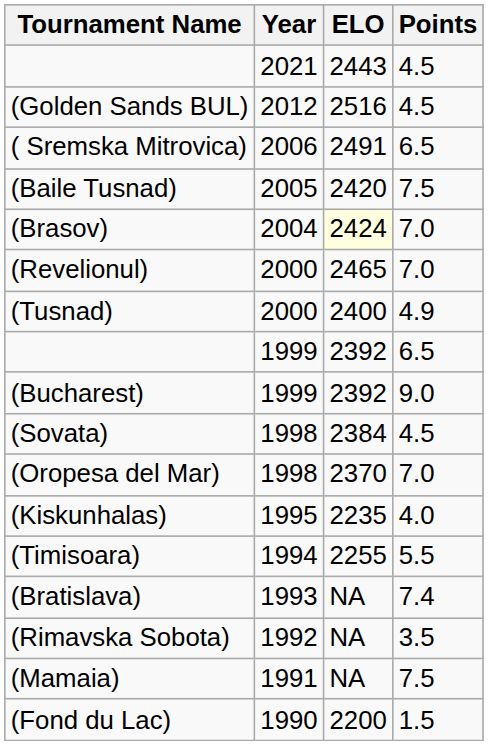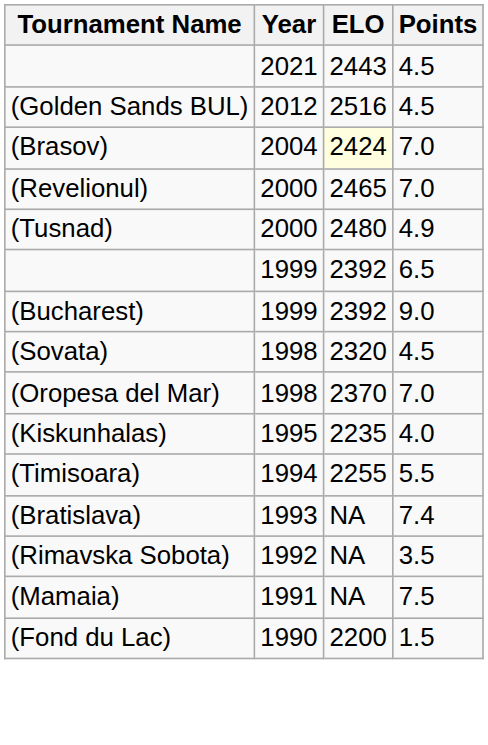- row: (129, 147)
- row: (94, 188)
(358, 310) 2400 -> (358, 229) 2480
(358, 433) 2384 -> (358, 351) 2320
